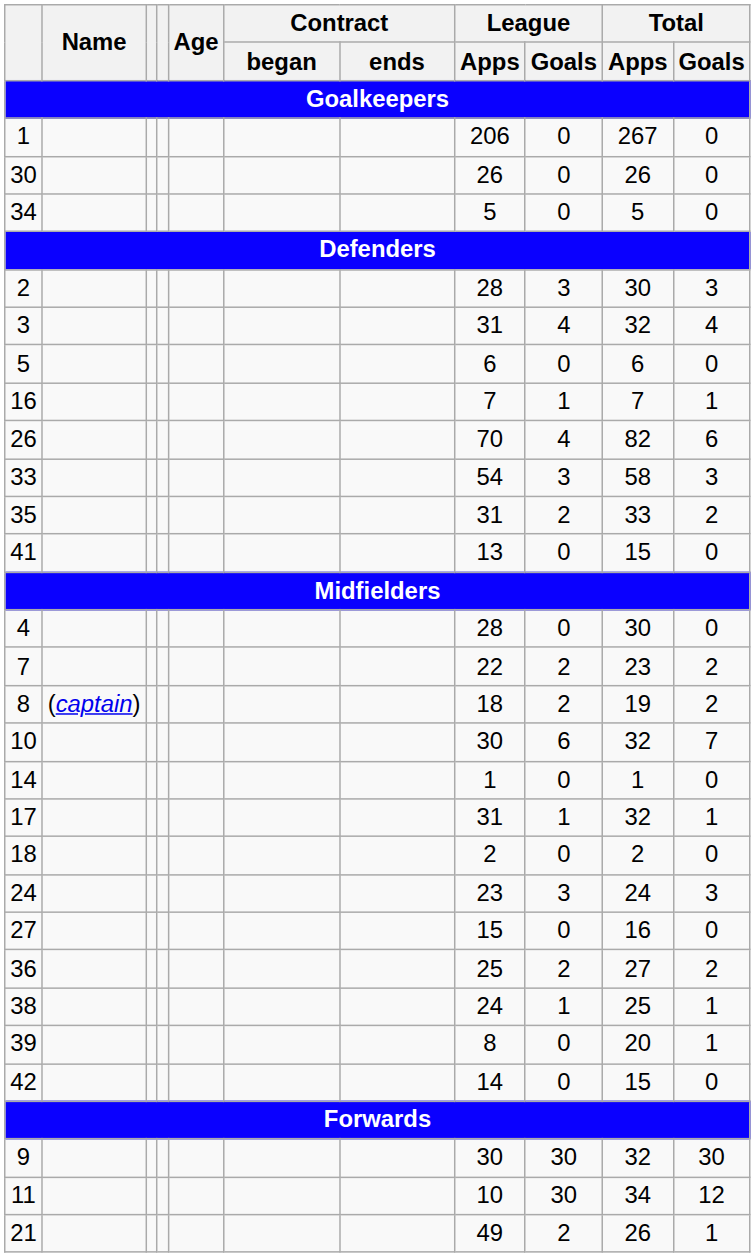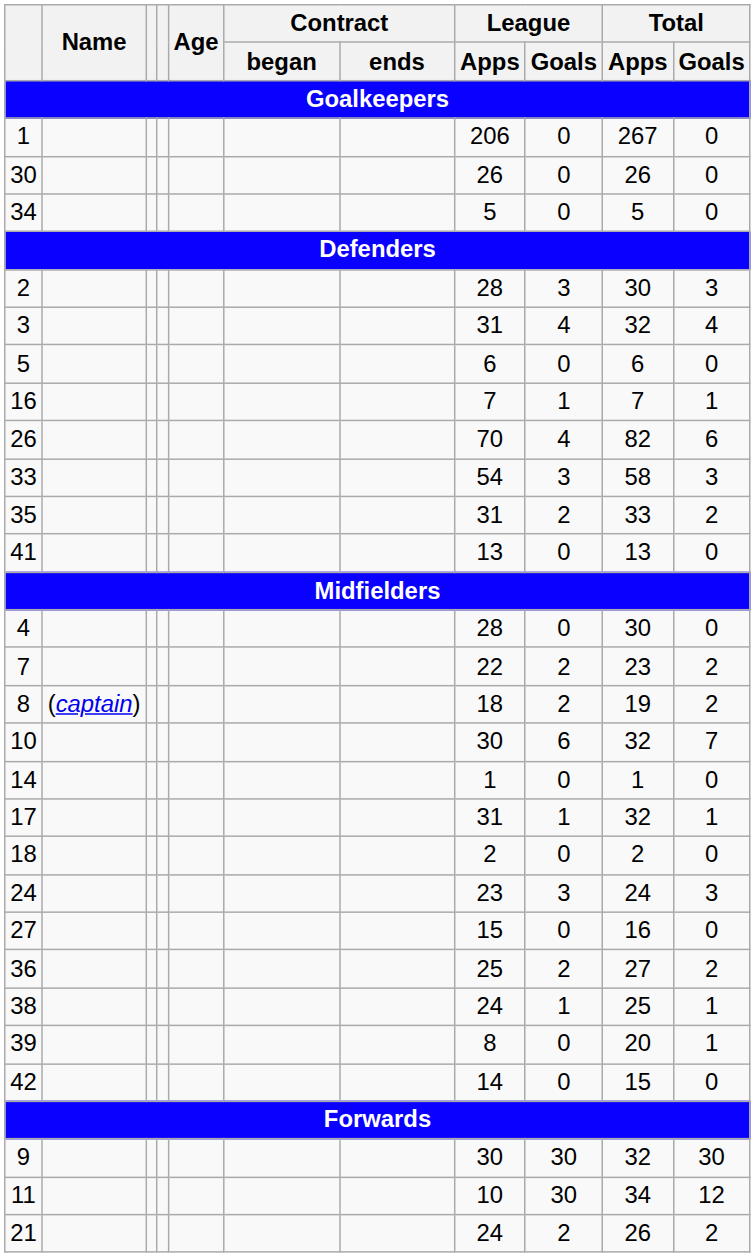(638, 552) 15 -> (638, 552) 13
(490, 1233) 49 -> (490, 1233) 24
(712, 1233) 1 -> (712, 1233) 2
